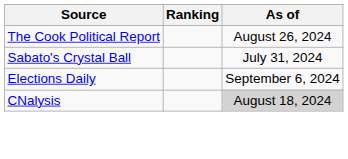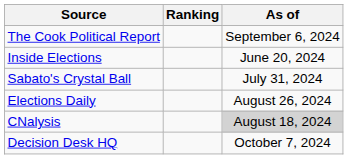(282, 36) August 26, 2024 -> (282, 36) September 6, 2024
+ row: (55, 57)
(282, 79) September 6, 2024 -> (282, 100) August 26, 2024
+ row: (62, 143)
